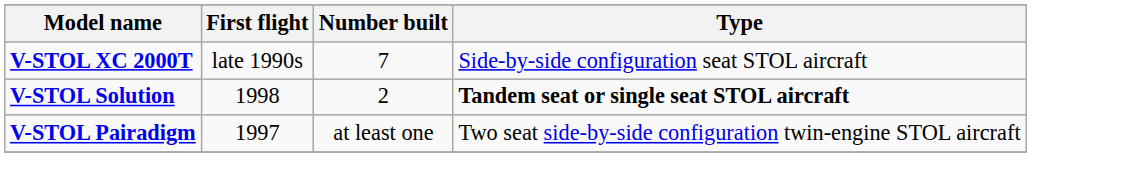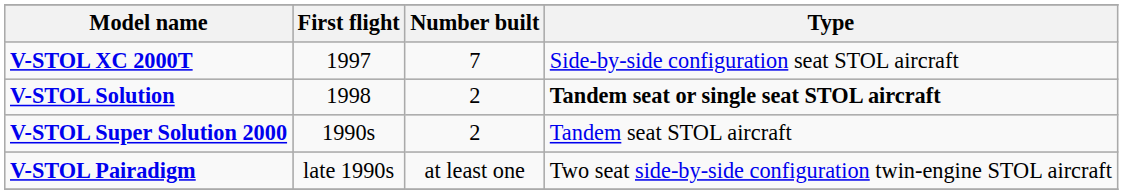(257, 60) late 1990s -> (349, 60) 1997
+ row: (149, 133)
(257, 133) 1997 -> (349, 170) late 1990s
